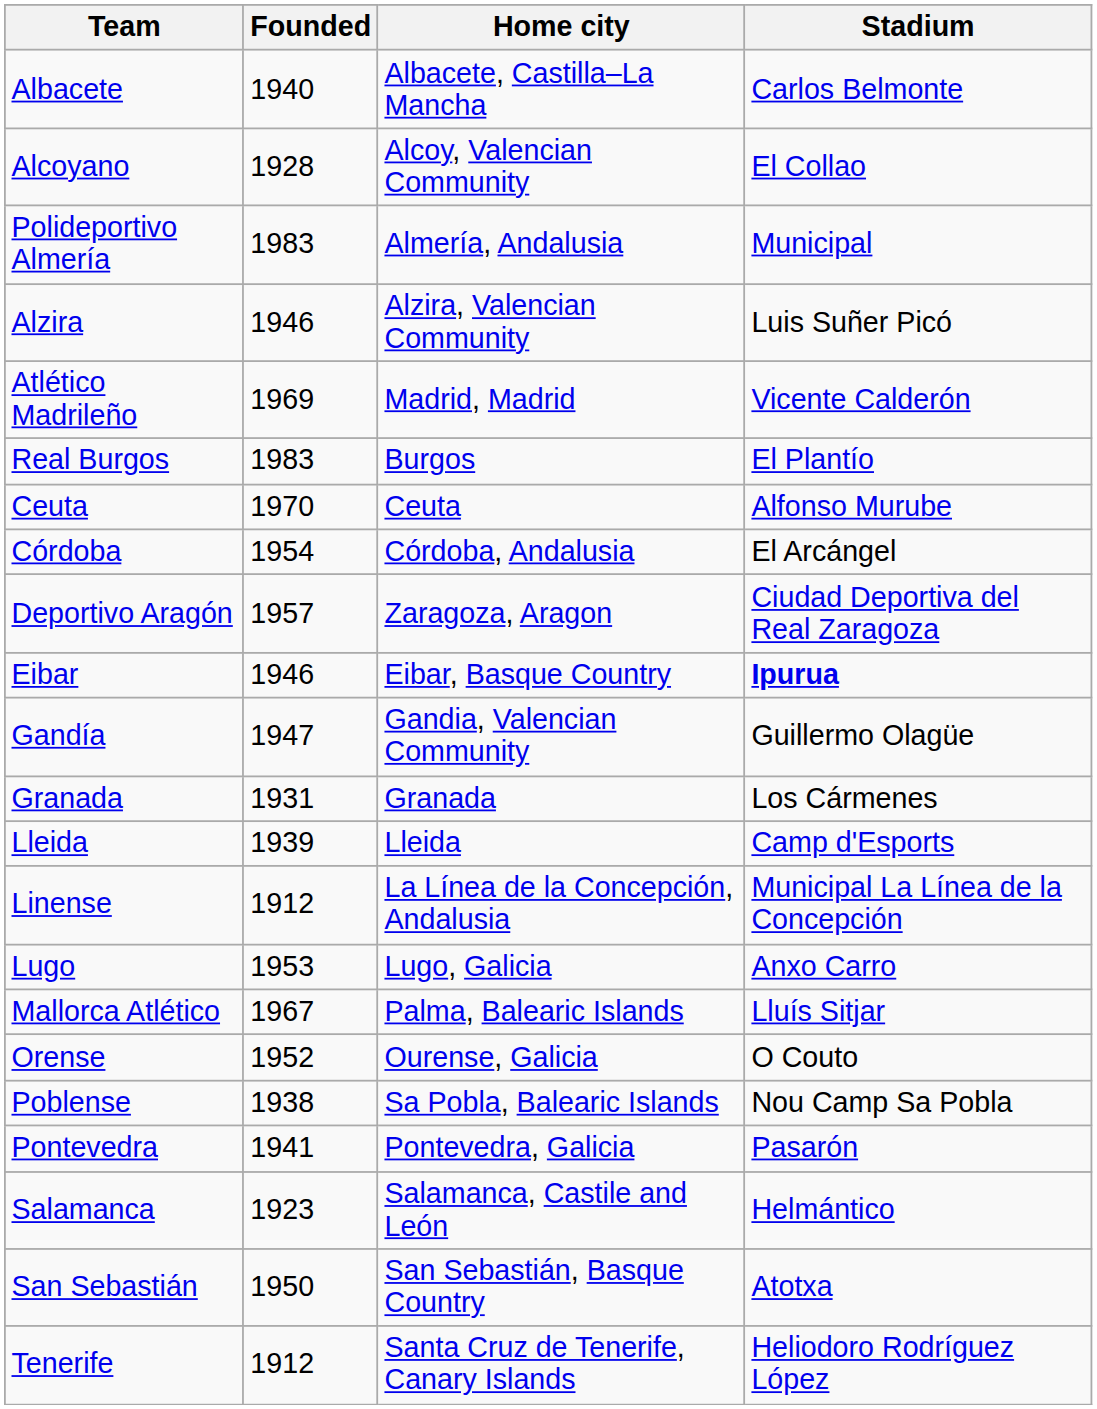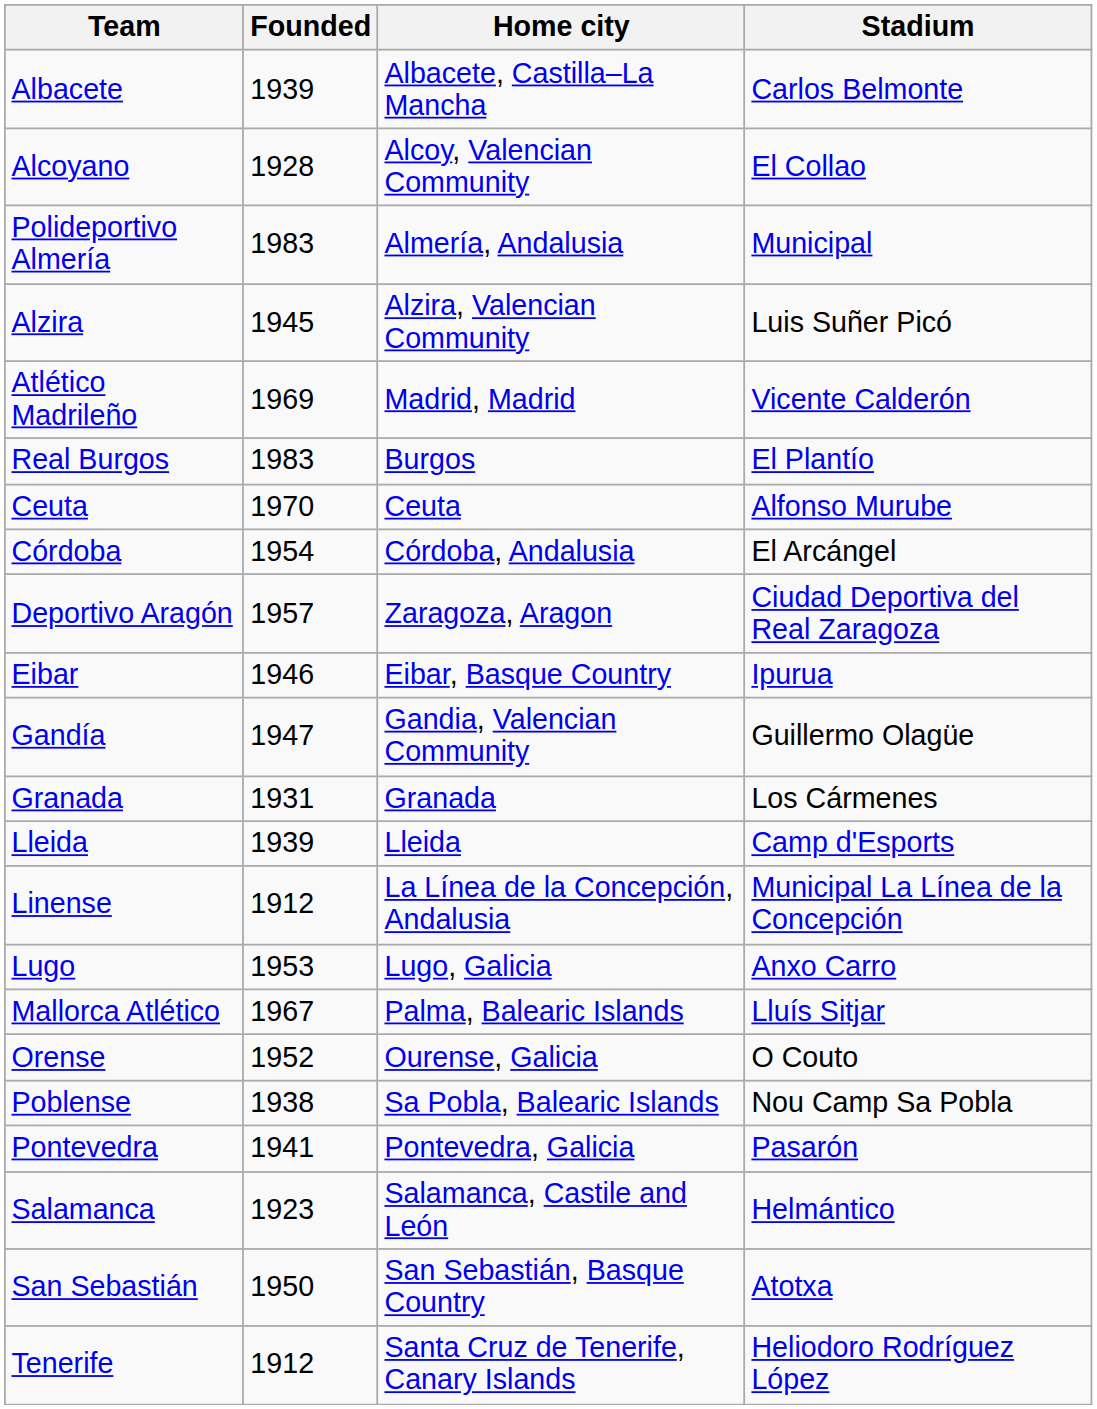(282, 88) 1940 -> (282, 88) 1939
(282, 321) 1946 -> (282, 321) 1945
(795, 674) bold -> (792, 674) normal
